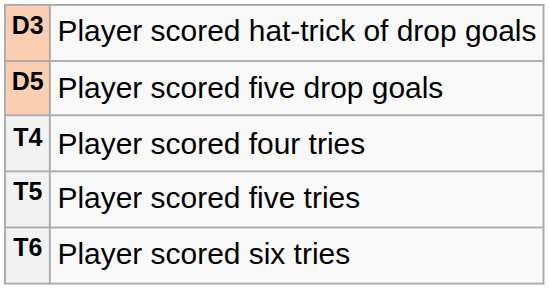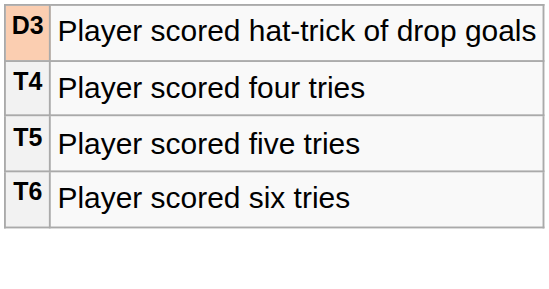- row: (28, 81)
